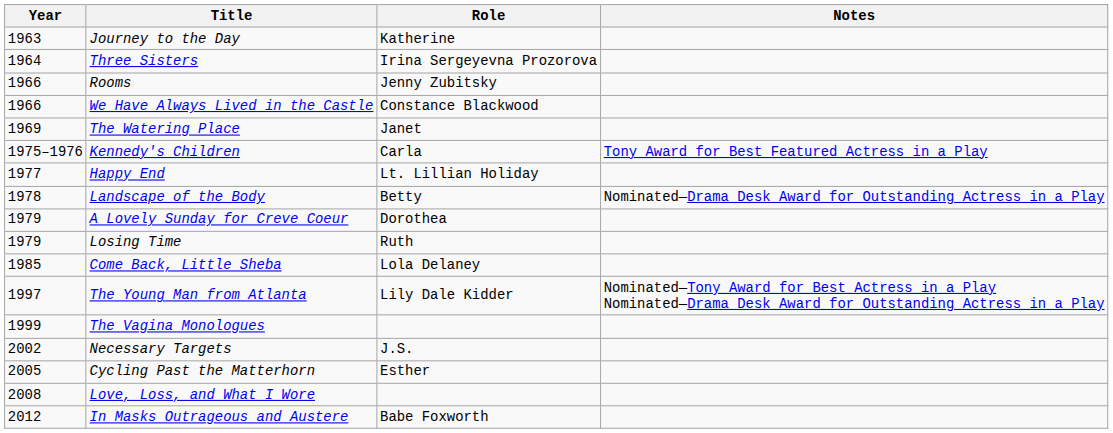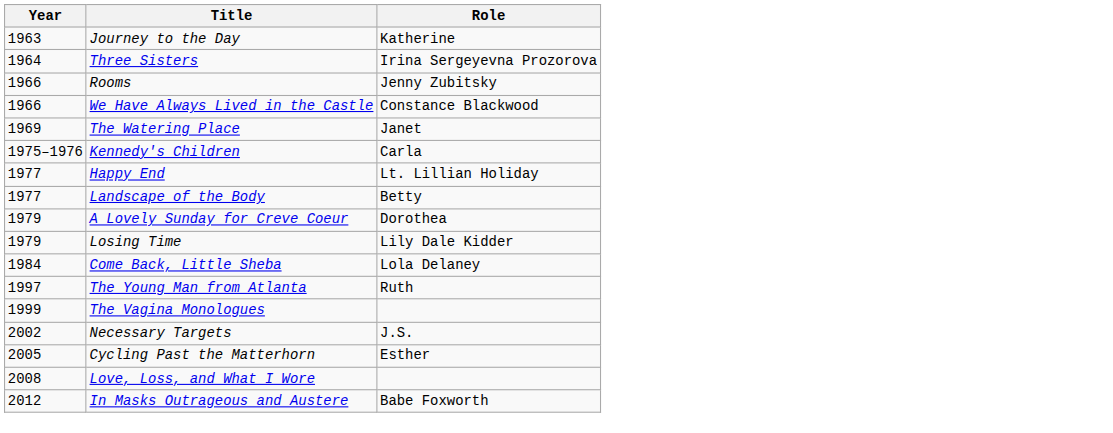- column: (854, 16)
(25, 197) 1978 -> (25, 197) 1977
(397, 243) Ruth -> (447, 243) Lily Dale Kidder
(25, 265) 1985 -> (25, 265) 1984
(447, 296) Lily Dale Kidder -> (397, 288) Ruth
